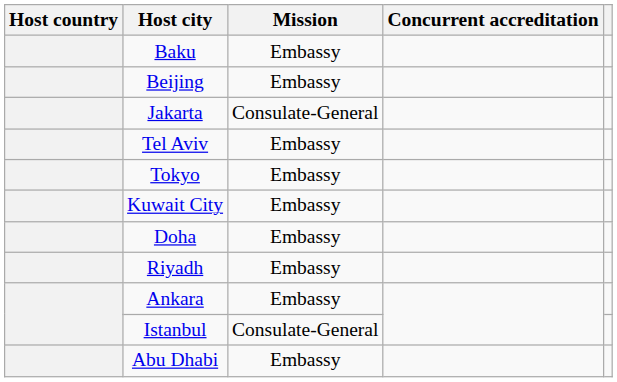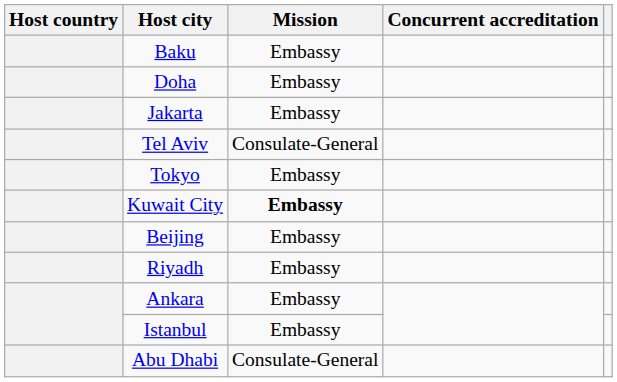rows swapped: (175, 81) <-> (175, 236)
(305, 112) Consulate-General -> (305, 112) Embassy
(305, 143) Embassy -> (305, 143) Consulate-General
(305, 205) normal -> (305, 205) bold
(305, 329) Consulate-General -> (305, 329) Embassy
(305, 360) Embassy -> (305, 360) Consulate-General
